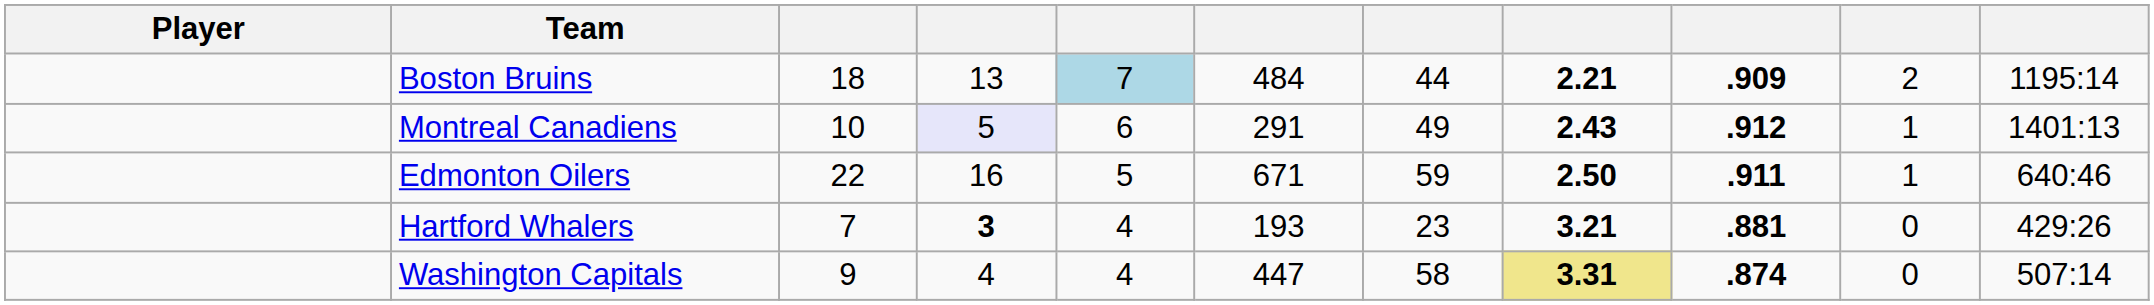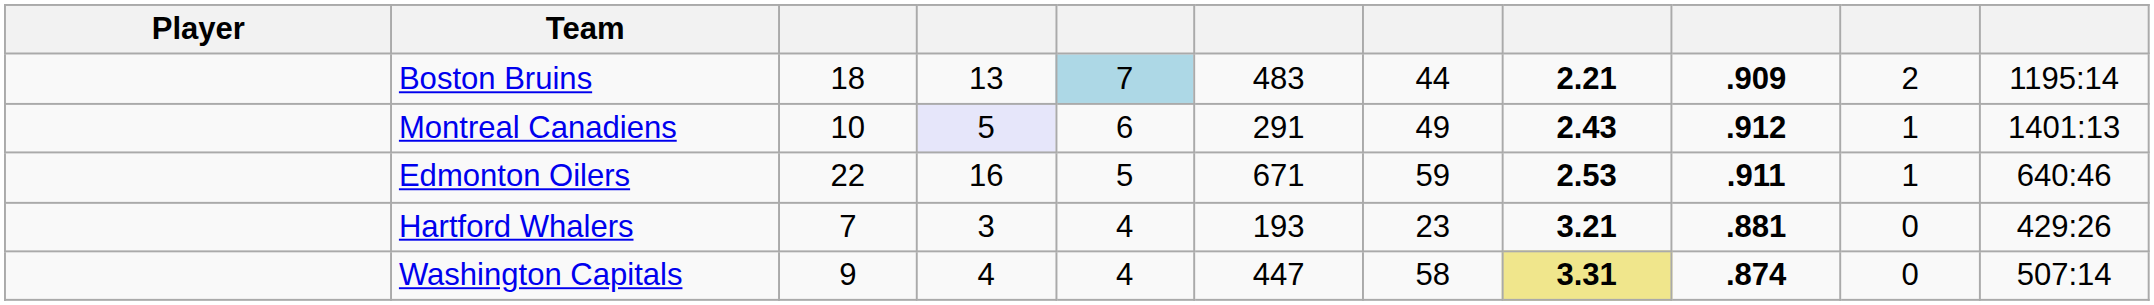(1279, 78) 484 -> (1279, 78) 483
(1587, 176) 2.50 -> (1587, 176) 2.53
(986, 226) bold -> (986, 226) normal
